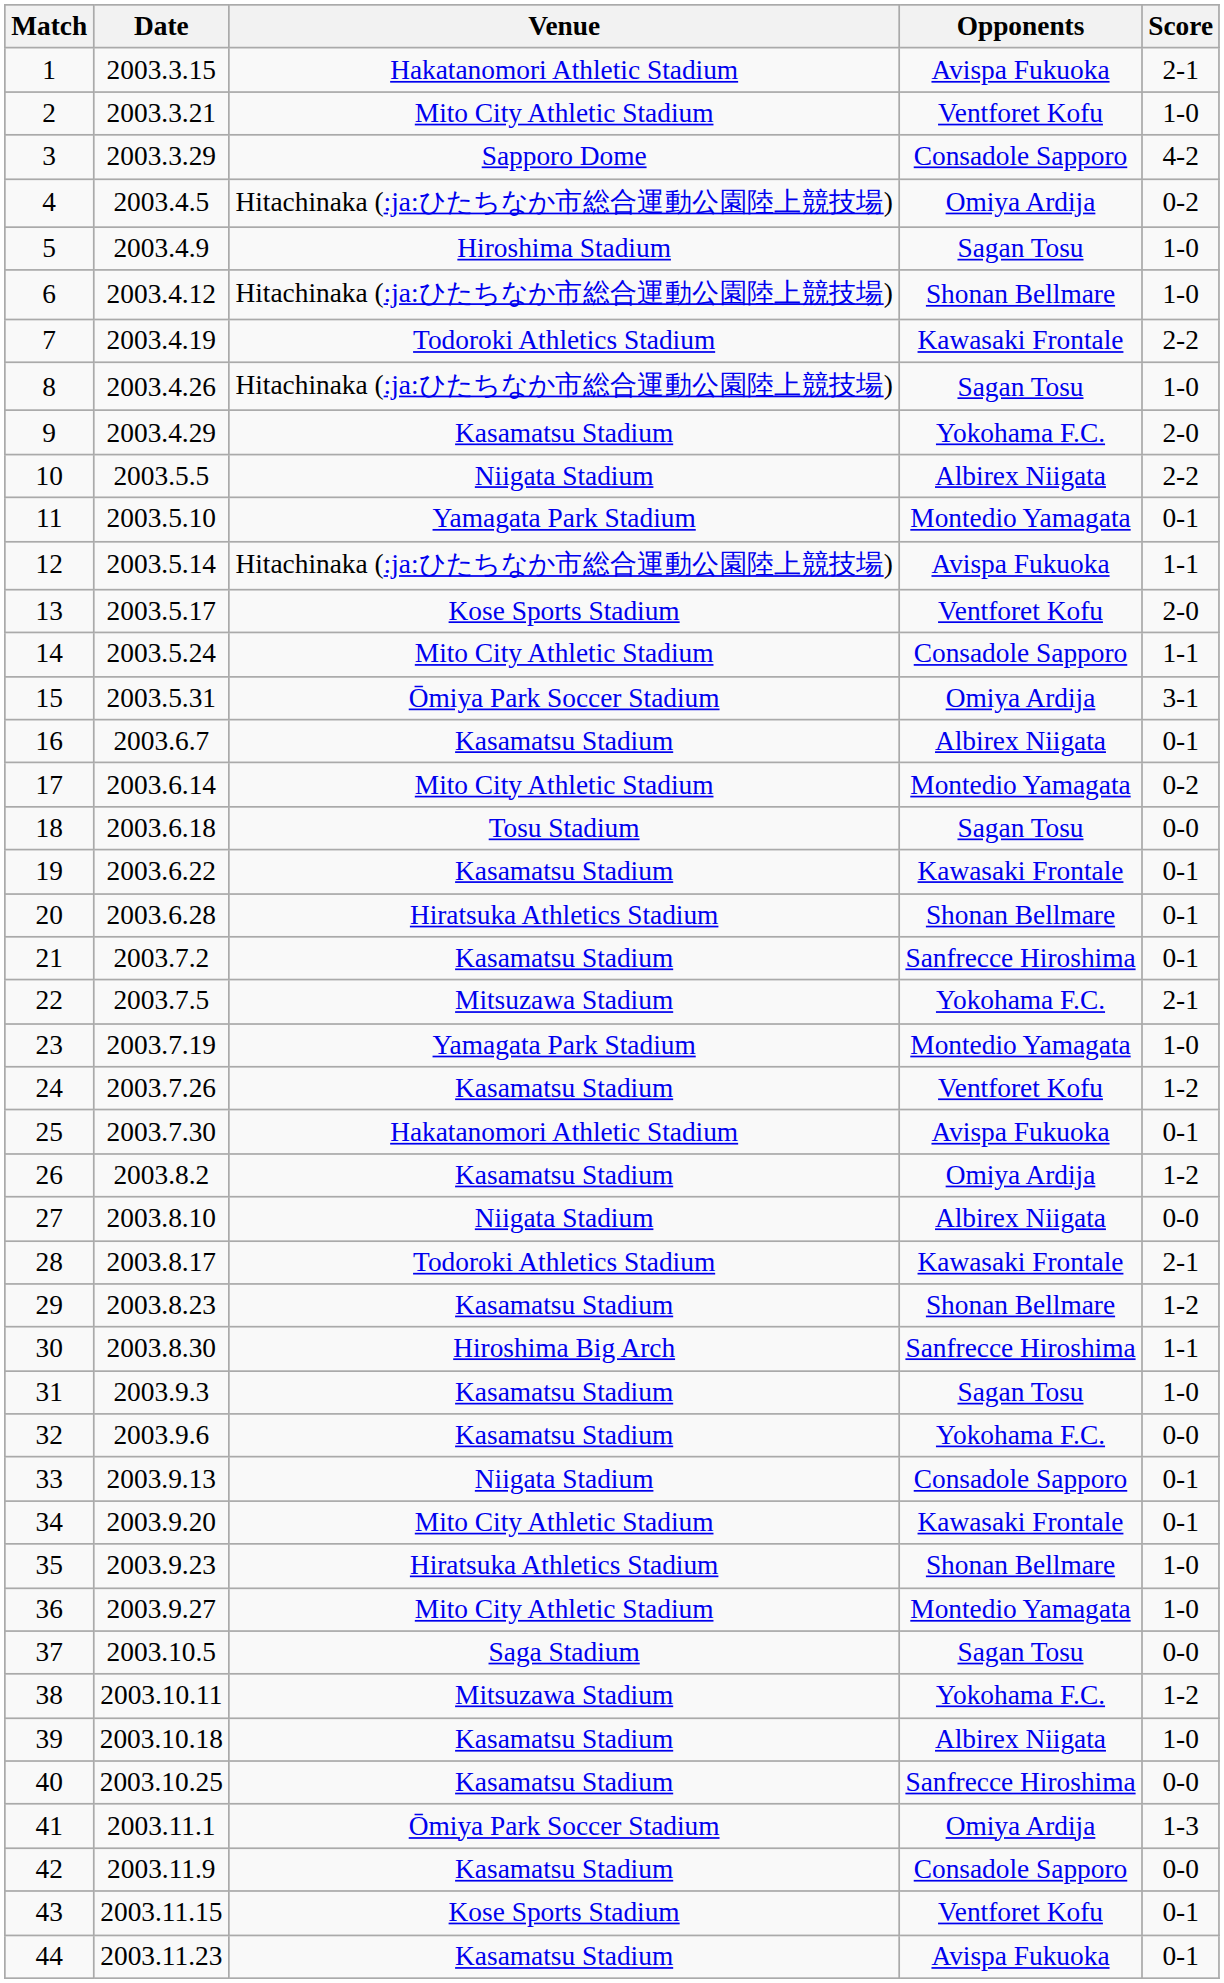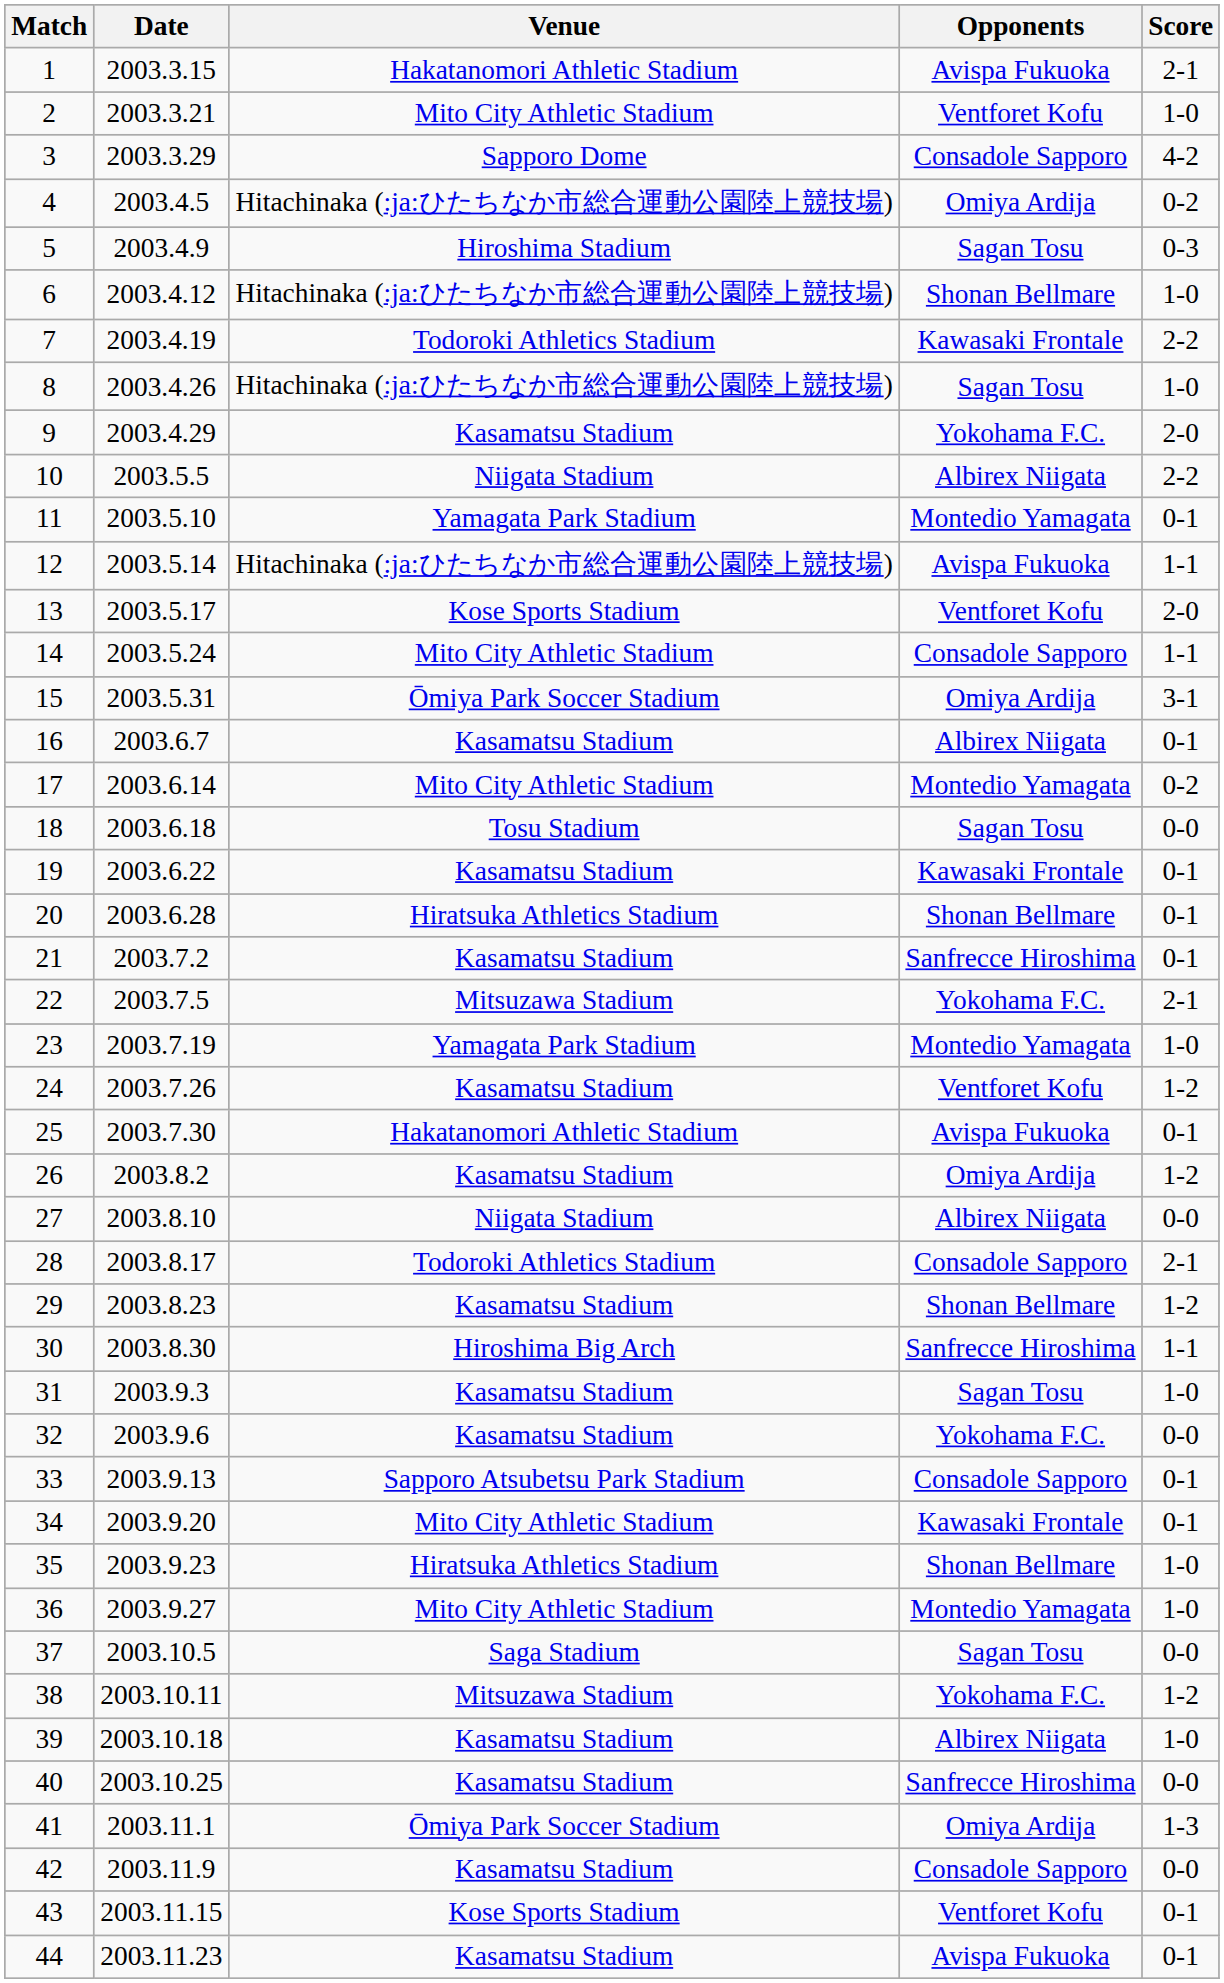(1181, 248) 1-0 -> (1181, 248) 0-3
(1020, 1261) Kawasaki Frontale -> (1020, 1261) Consadole Sapporo
(564, 1478) Niigata Stadium -> (564, 1478) Sapporo Atsubetsu Park Stadium
